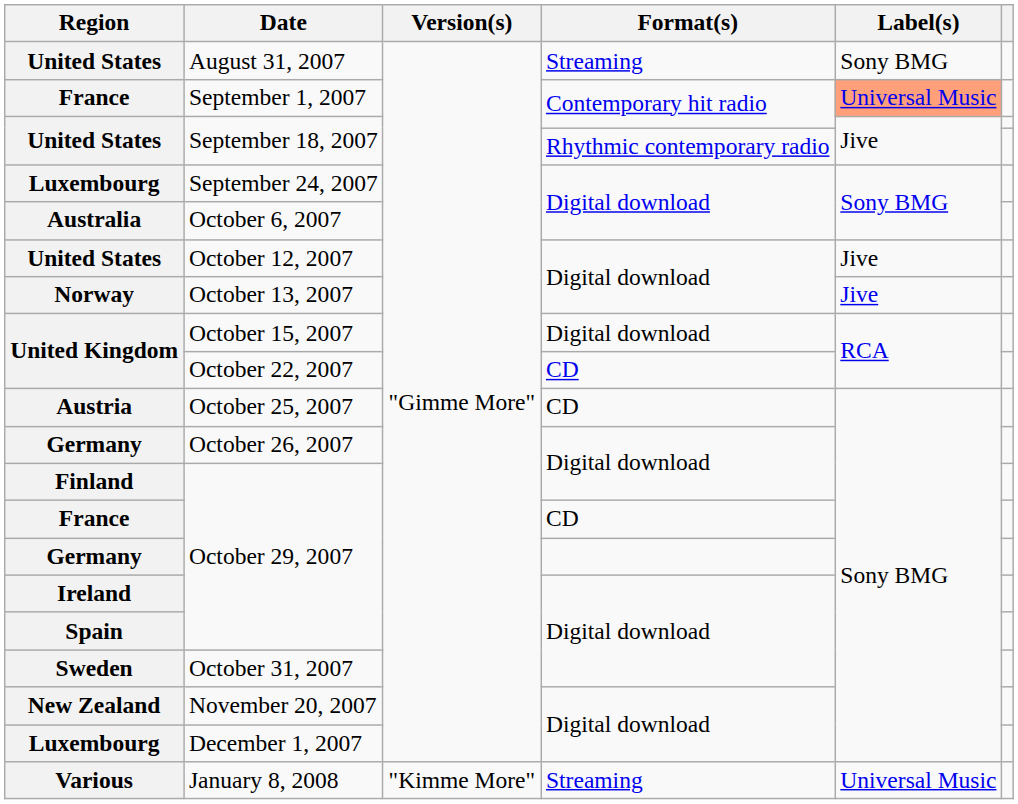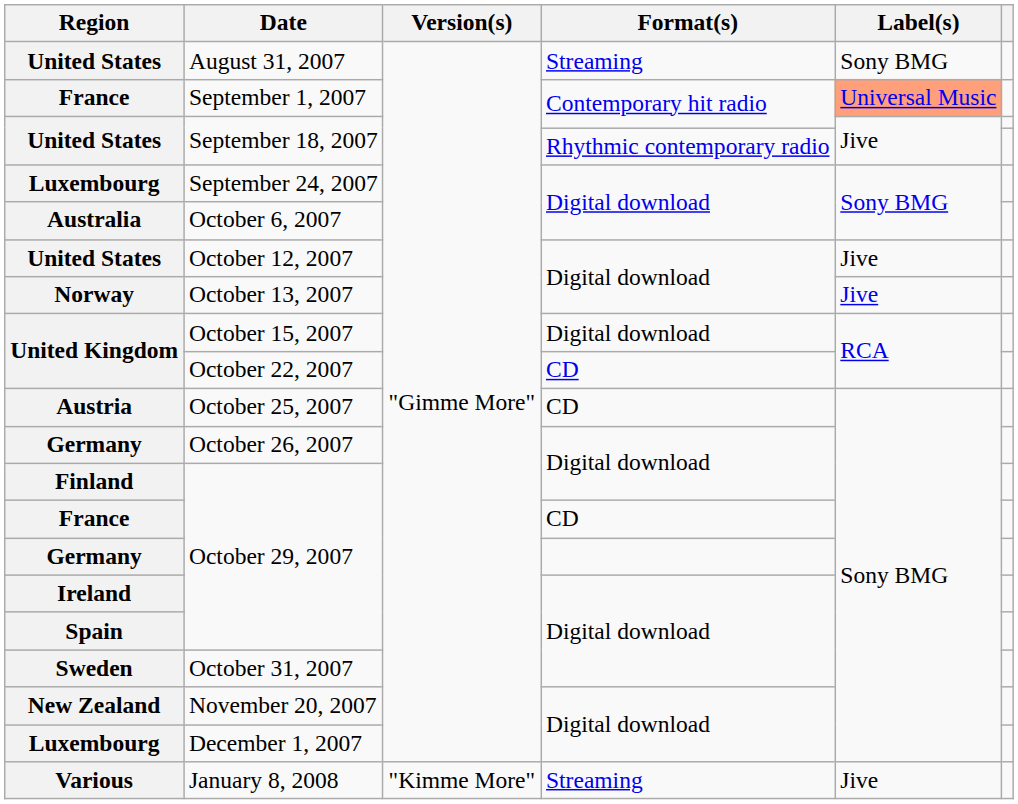(918, 780) Universal Music -> (859, 780) Jive
